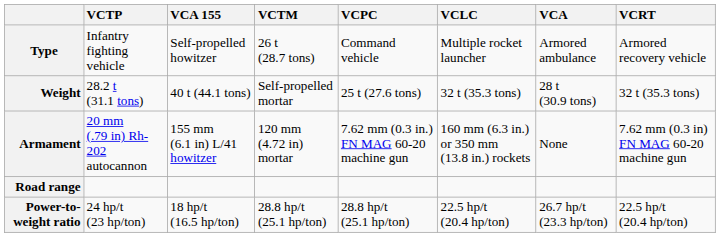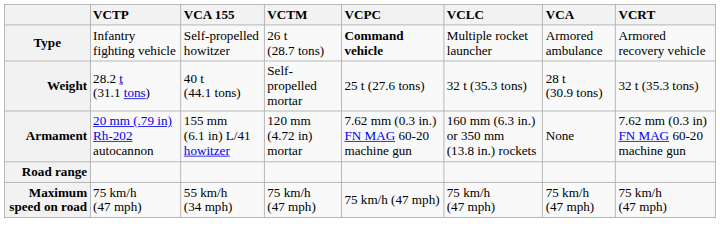(368, 50) normal -> (374, 43) bold
- row: (47, 214)
+ row: (48, 200)
